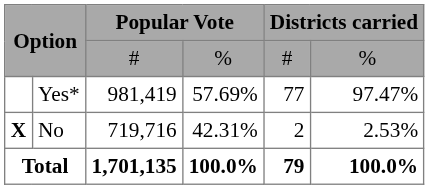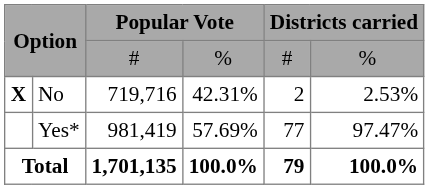rows swapped: (51, 130) <-> (59, 94)
